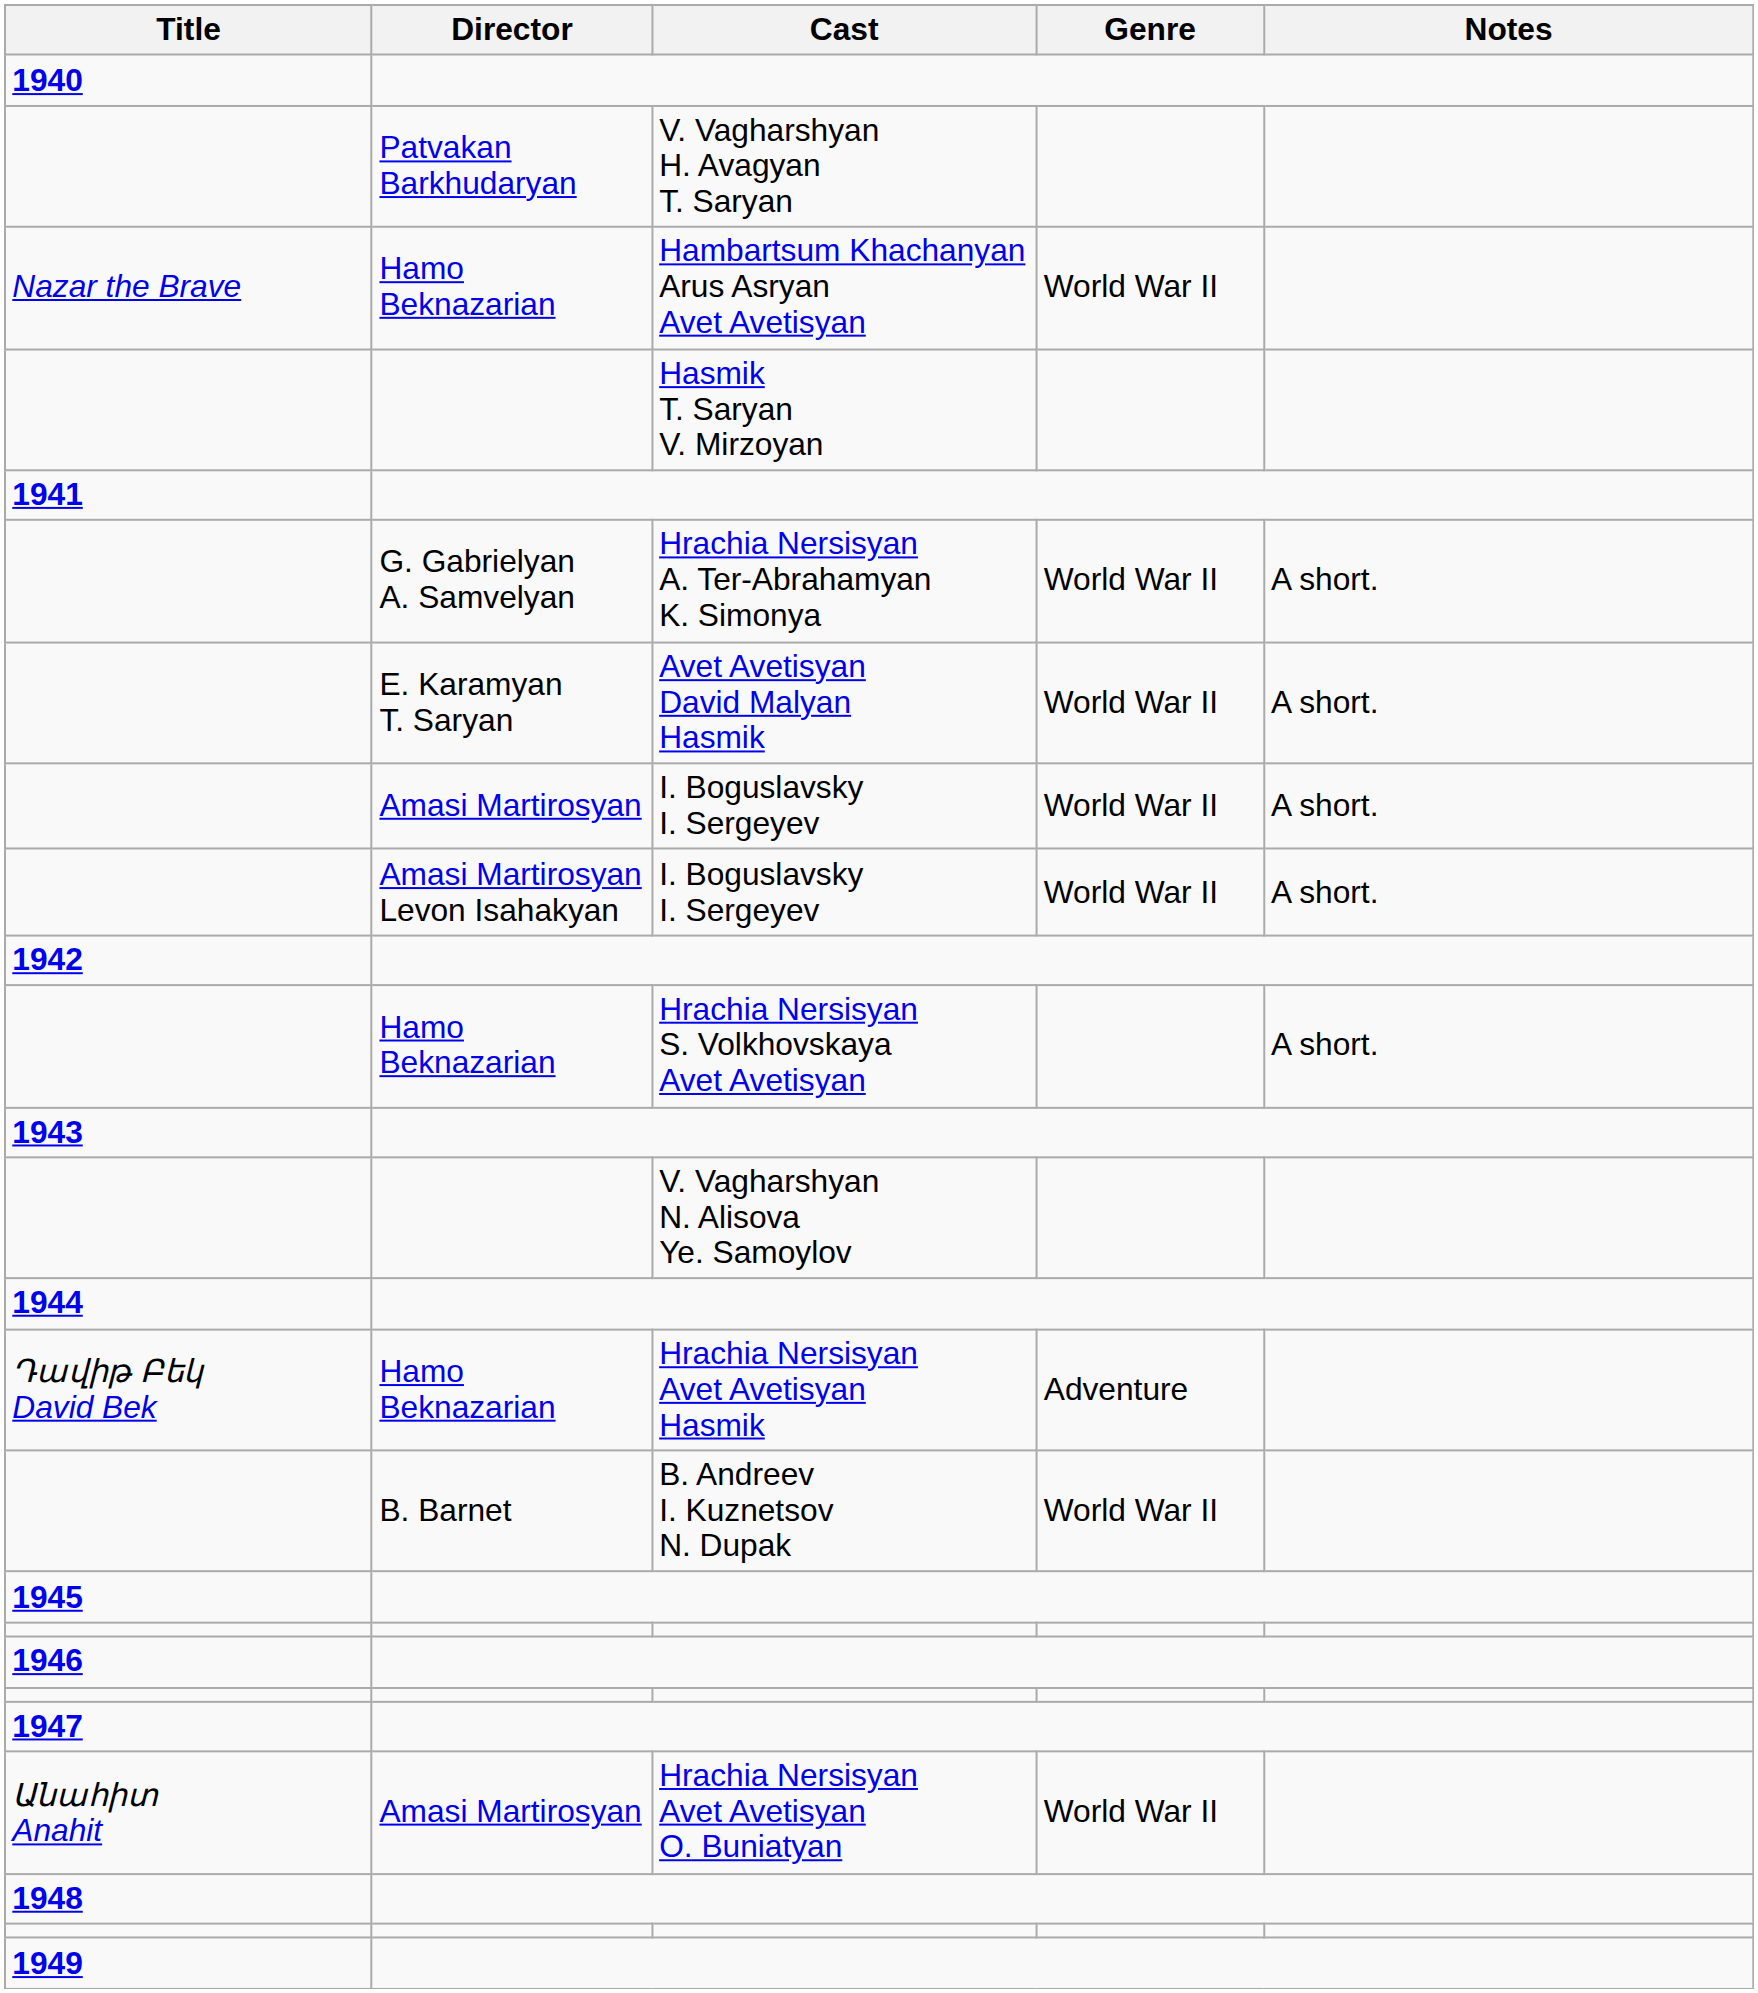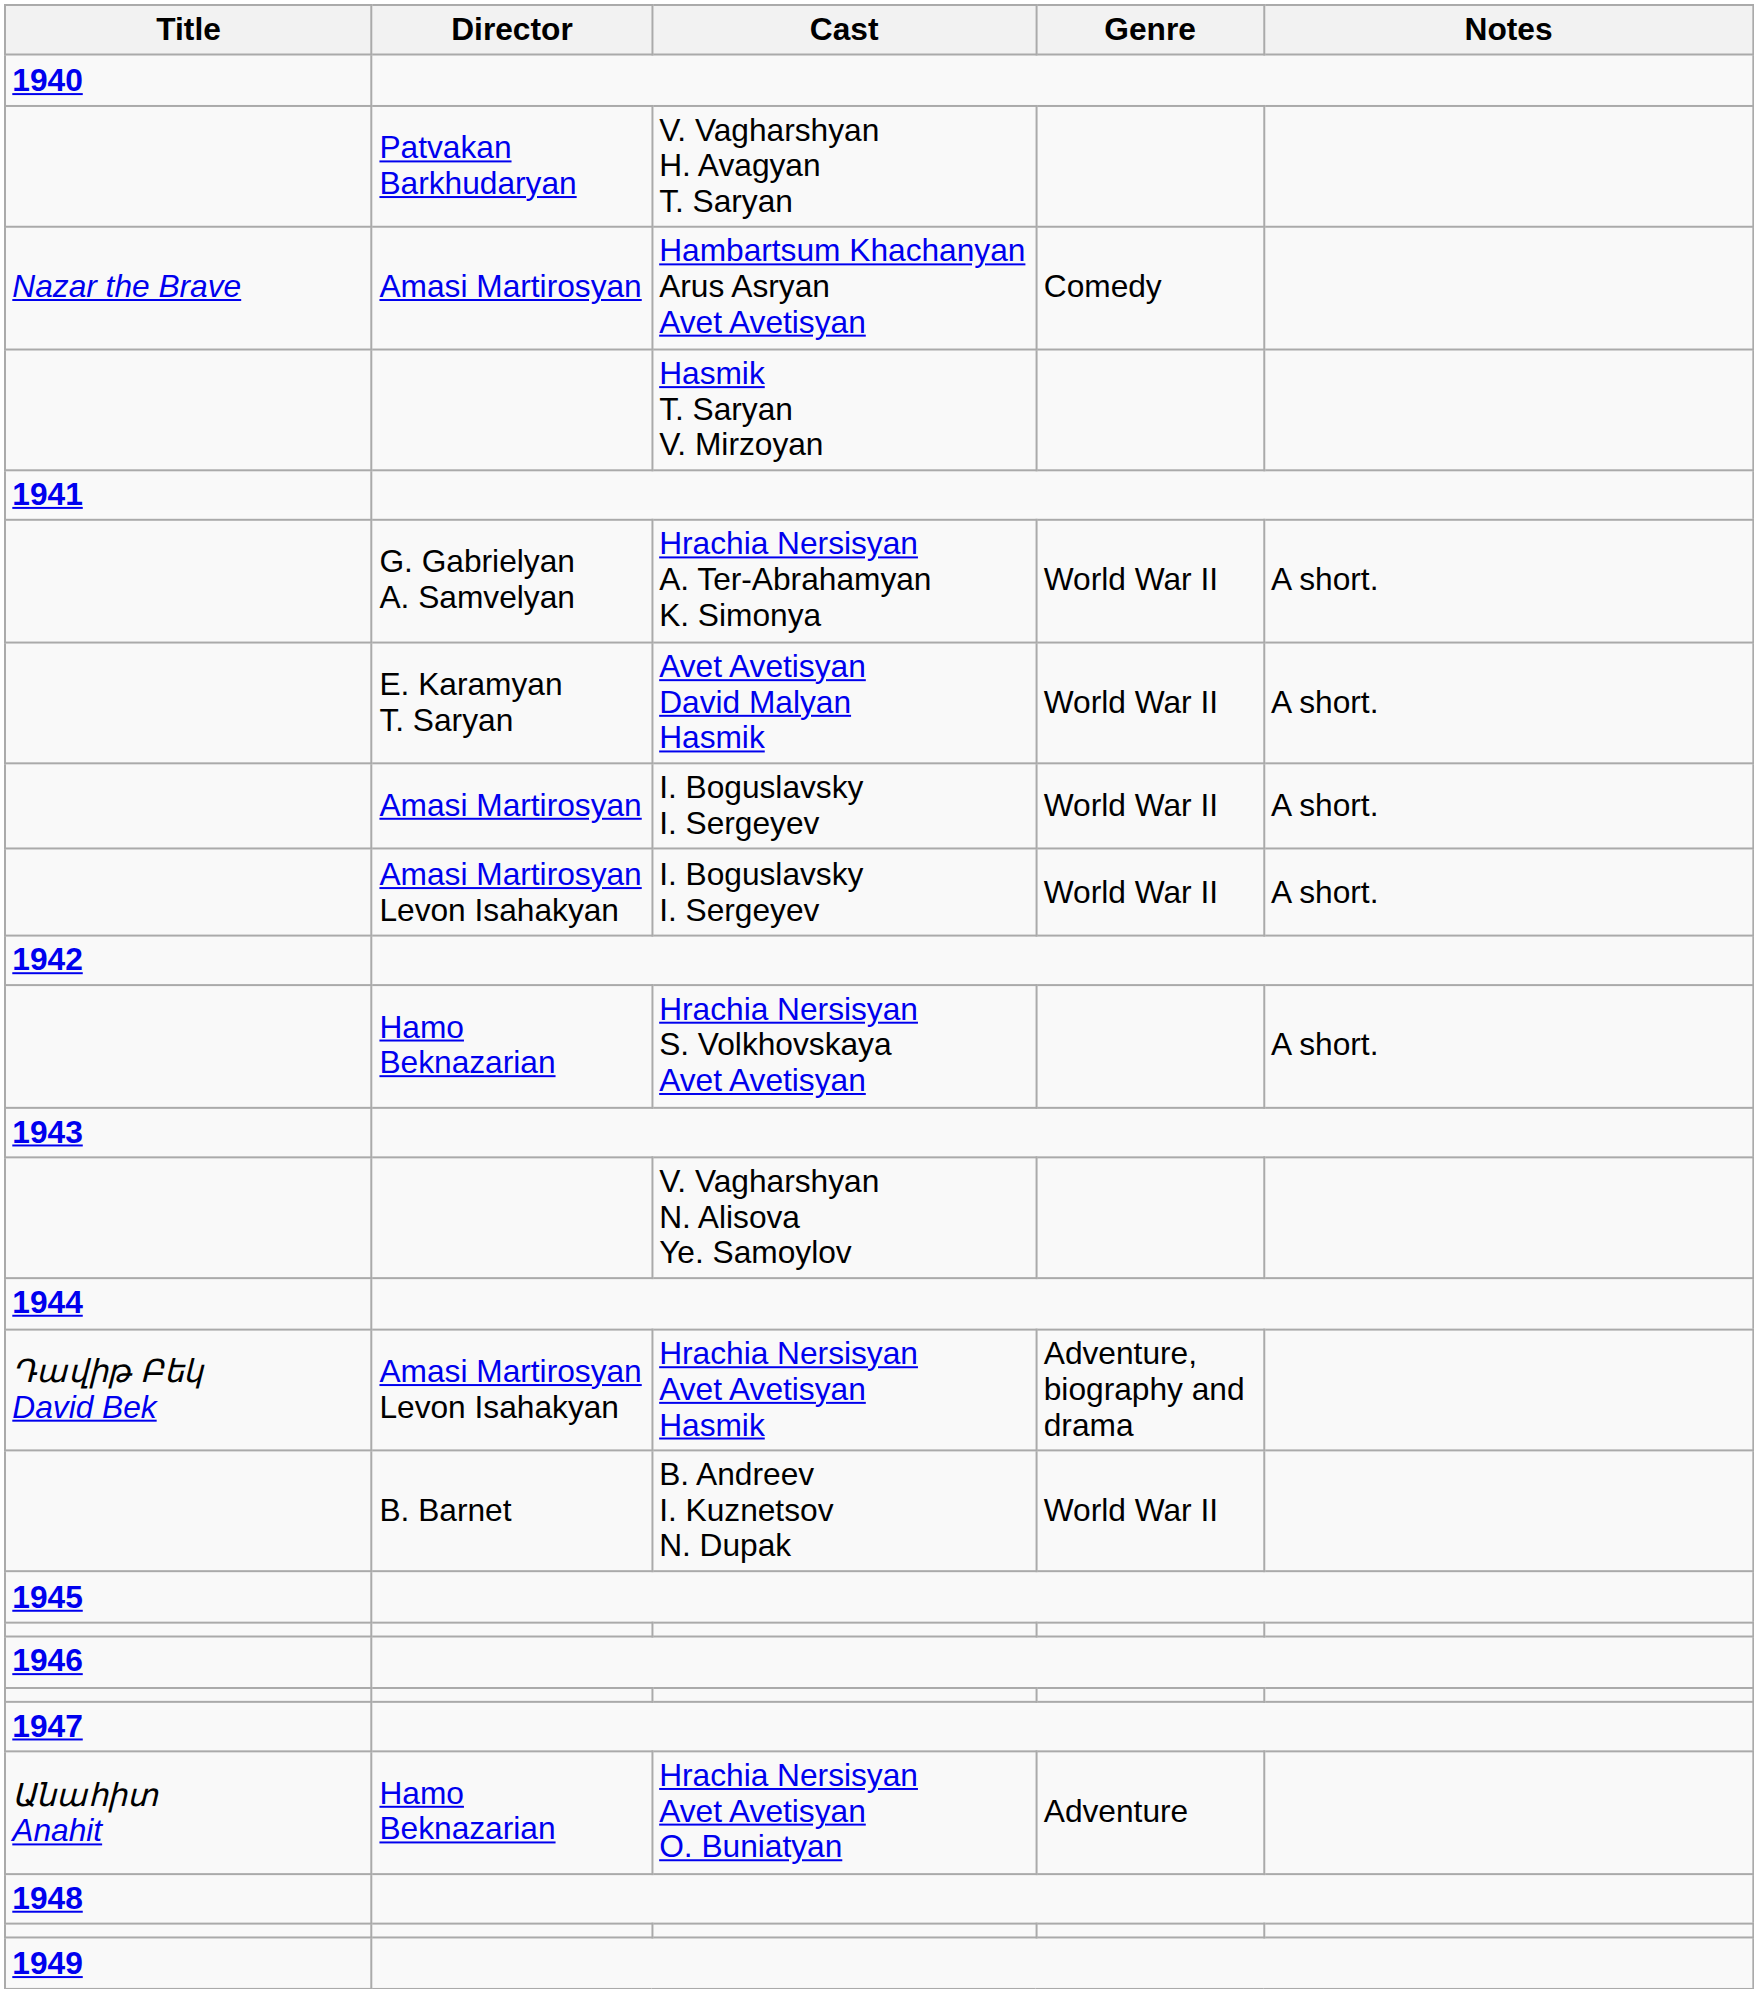(467, 287) Hamo Beknazarian -> (511, 287) Amasi Martirosyan
(1131, 287) World War II -> (1103, 287) Comedy
(467, 1389) Hamo Beknazarian -> (511, 1389) Amasi Martirosyan Levon Isahakyan
(1116, 1389) Adventure -> (1144, 1389) Adventure, biography and drama
(511, 1812) Amasi Martirosyan -> (467, 1812) Hamo Beknazarian
(1131, 1812) World War II -> (1116, 1812) Adventure
